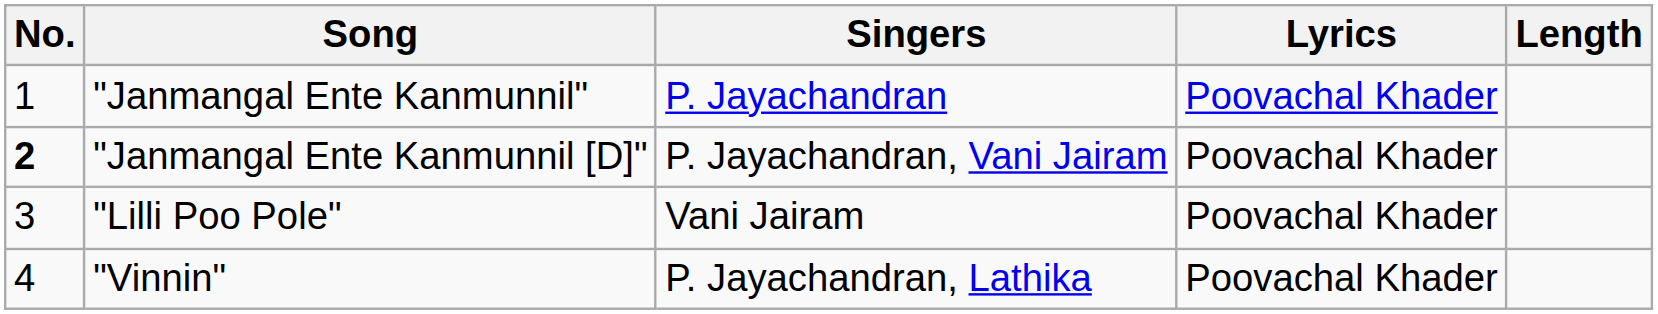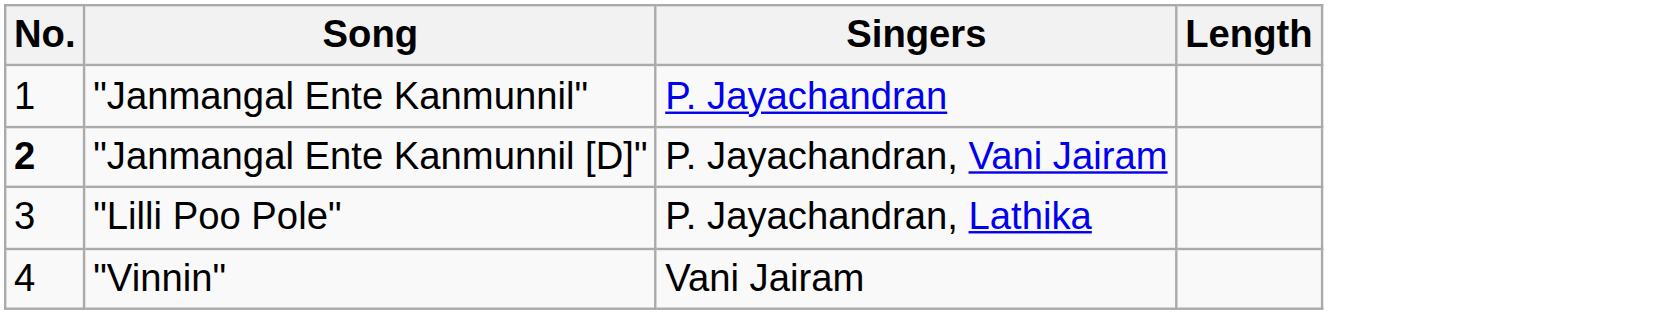- column: (1341, 34)
(765, 216) Vani Jairam -> (879, 216) P. Jayachandran, Lathika
(879, 277) P. Jayachandran, Lathika -> (765, 277) Vani Jairam
